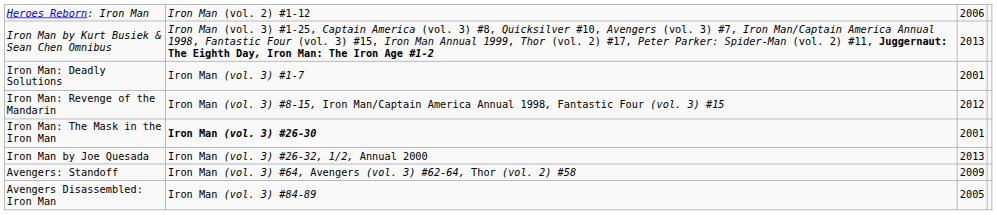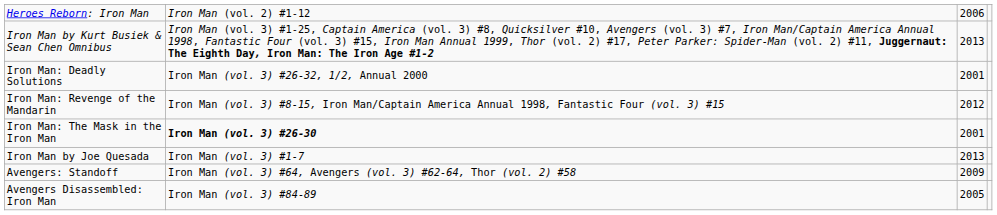(236, 76) Iron Man (vol. 3) #1-7 -> (298, 76) Iron Man (vol. 3) #26-32, 1/2, Annual 2000
(298, 156) Iron Man (vol. 3) #26-32, 1/2, Annual 2000 -> (236, 156) Iron Man (vol. 3) #1-7
